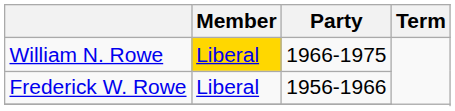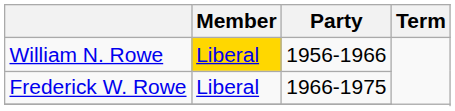(336, 54) 1966-1975 -> (336, 54) 1956-1966
(336, 87) 1956-1966 -> (336, 87) 1966-1975
